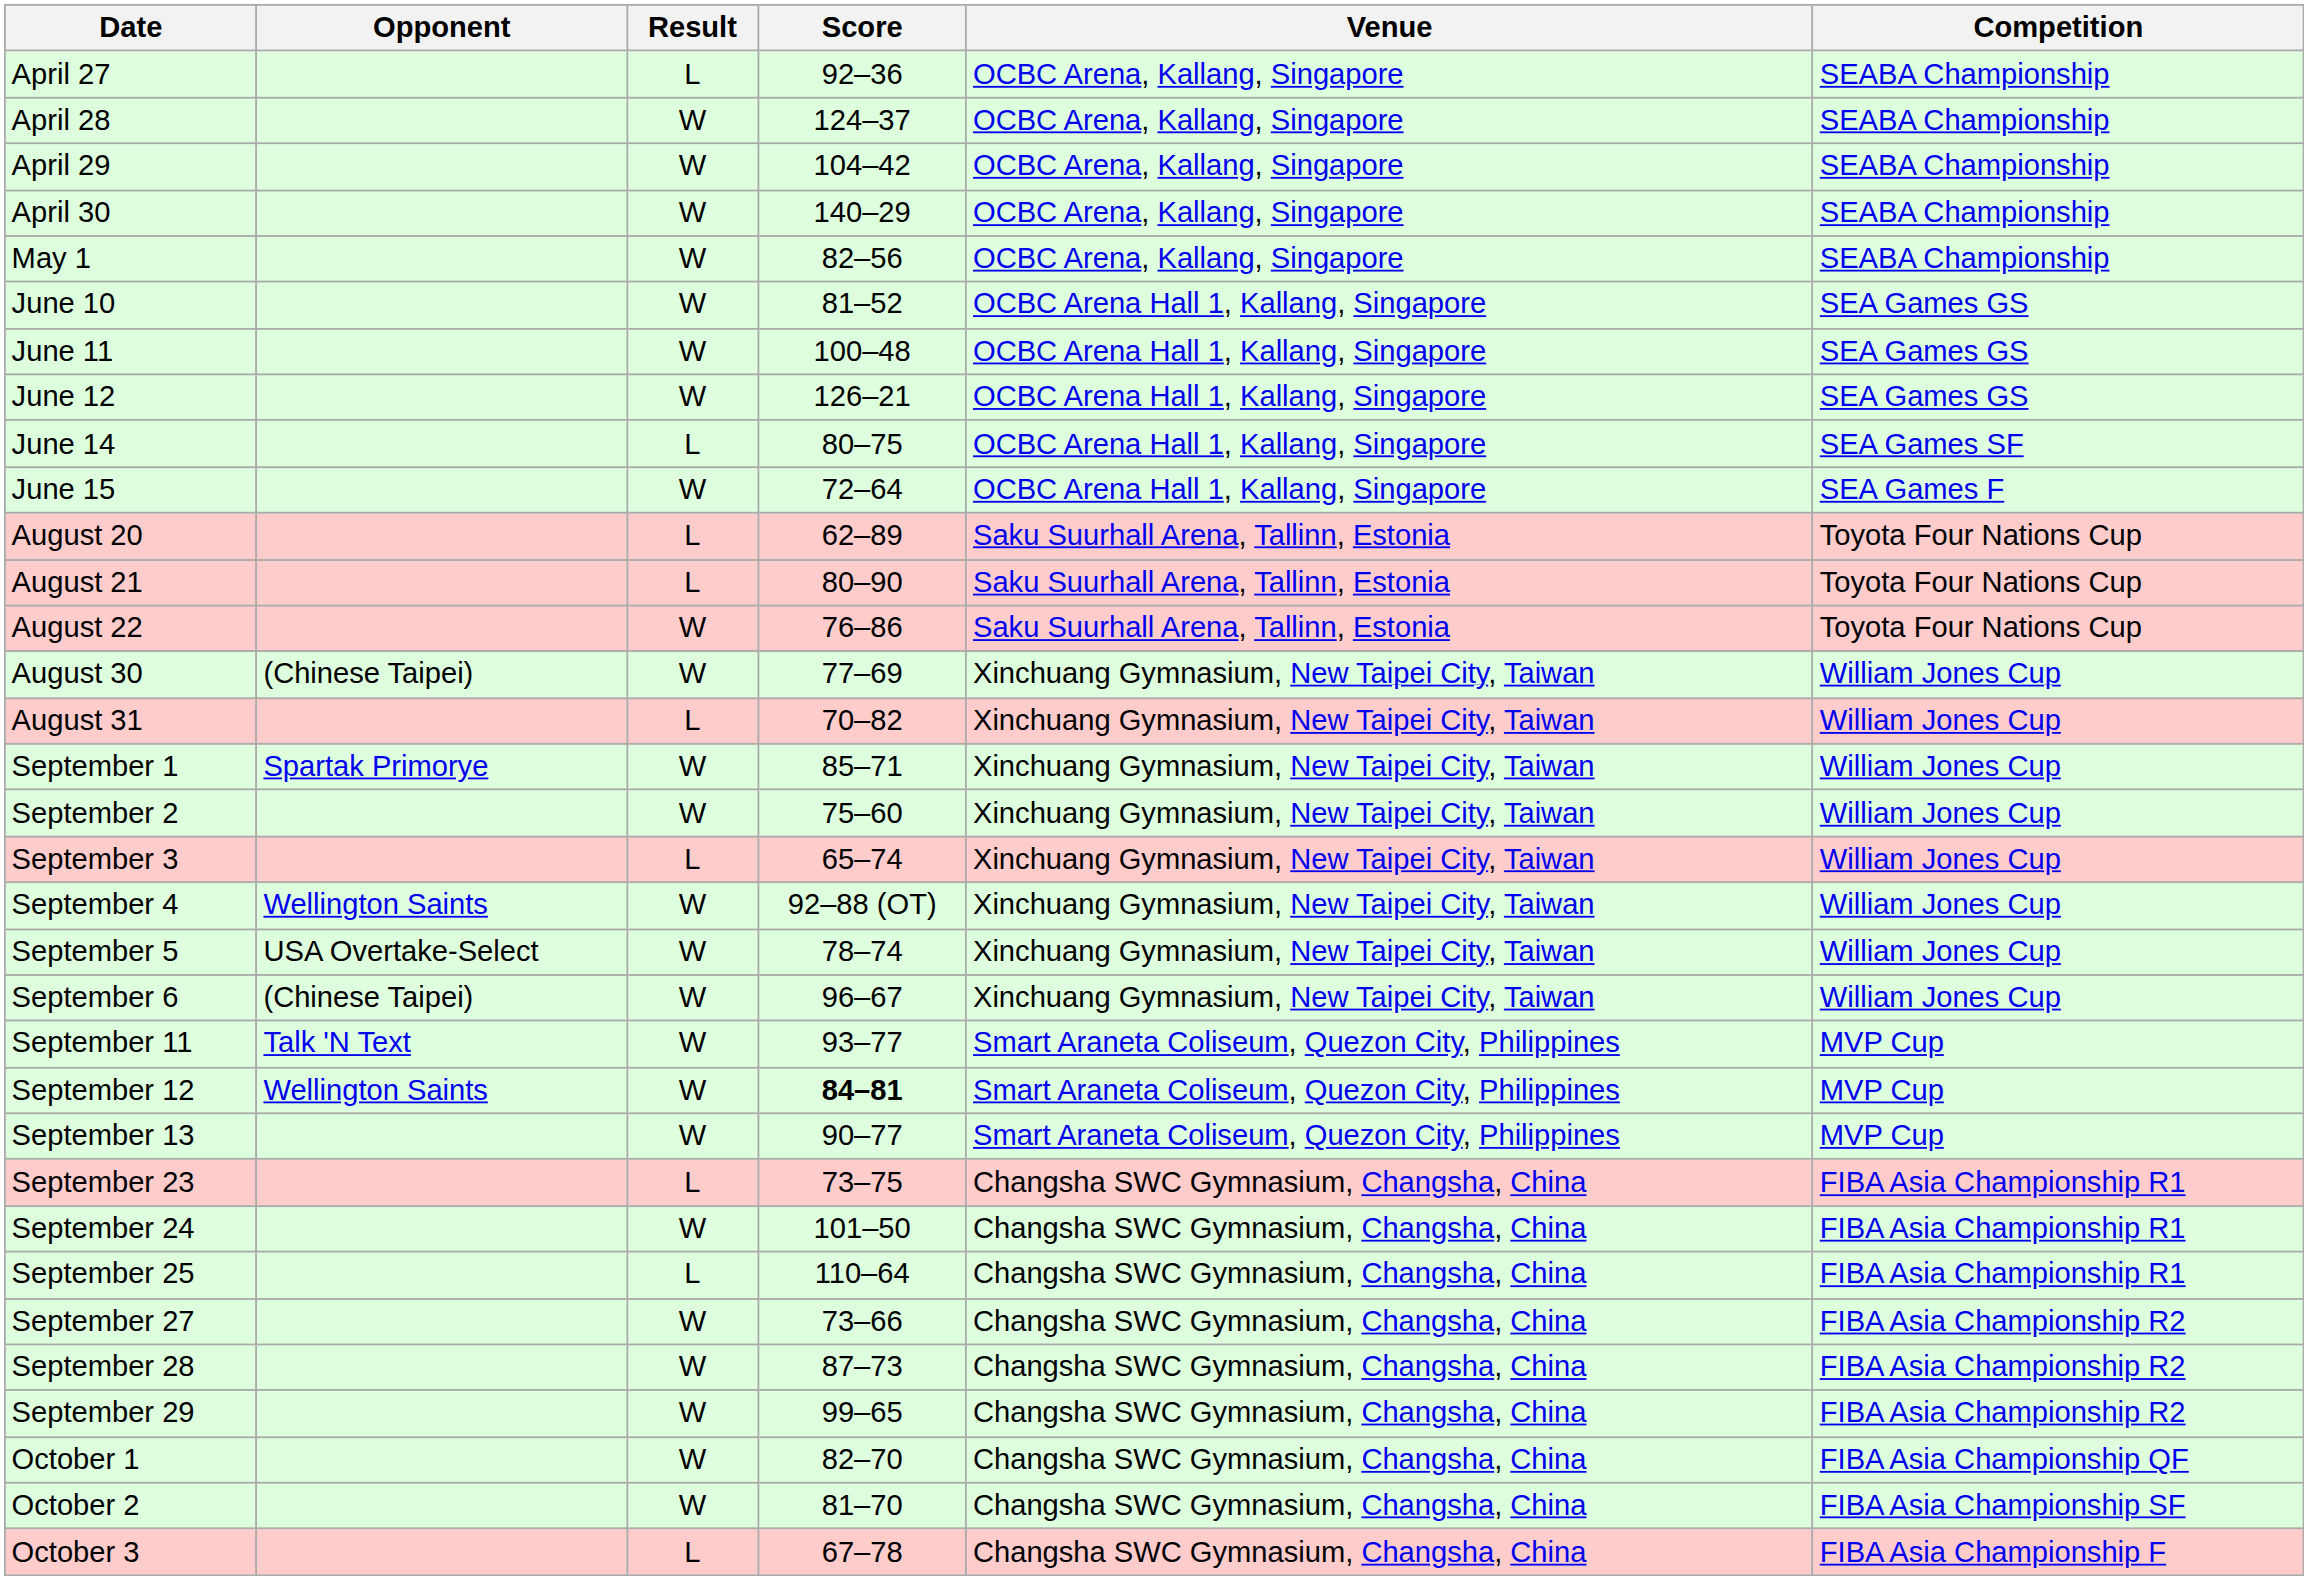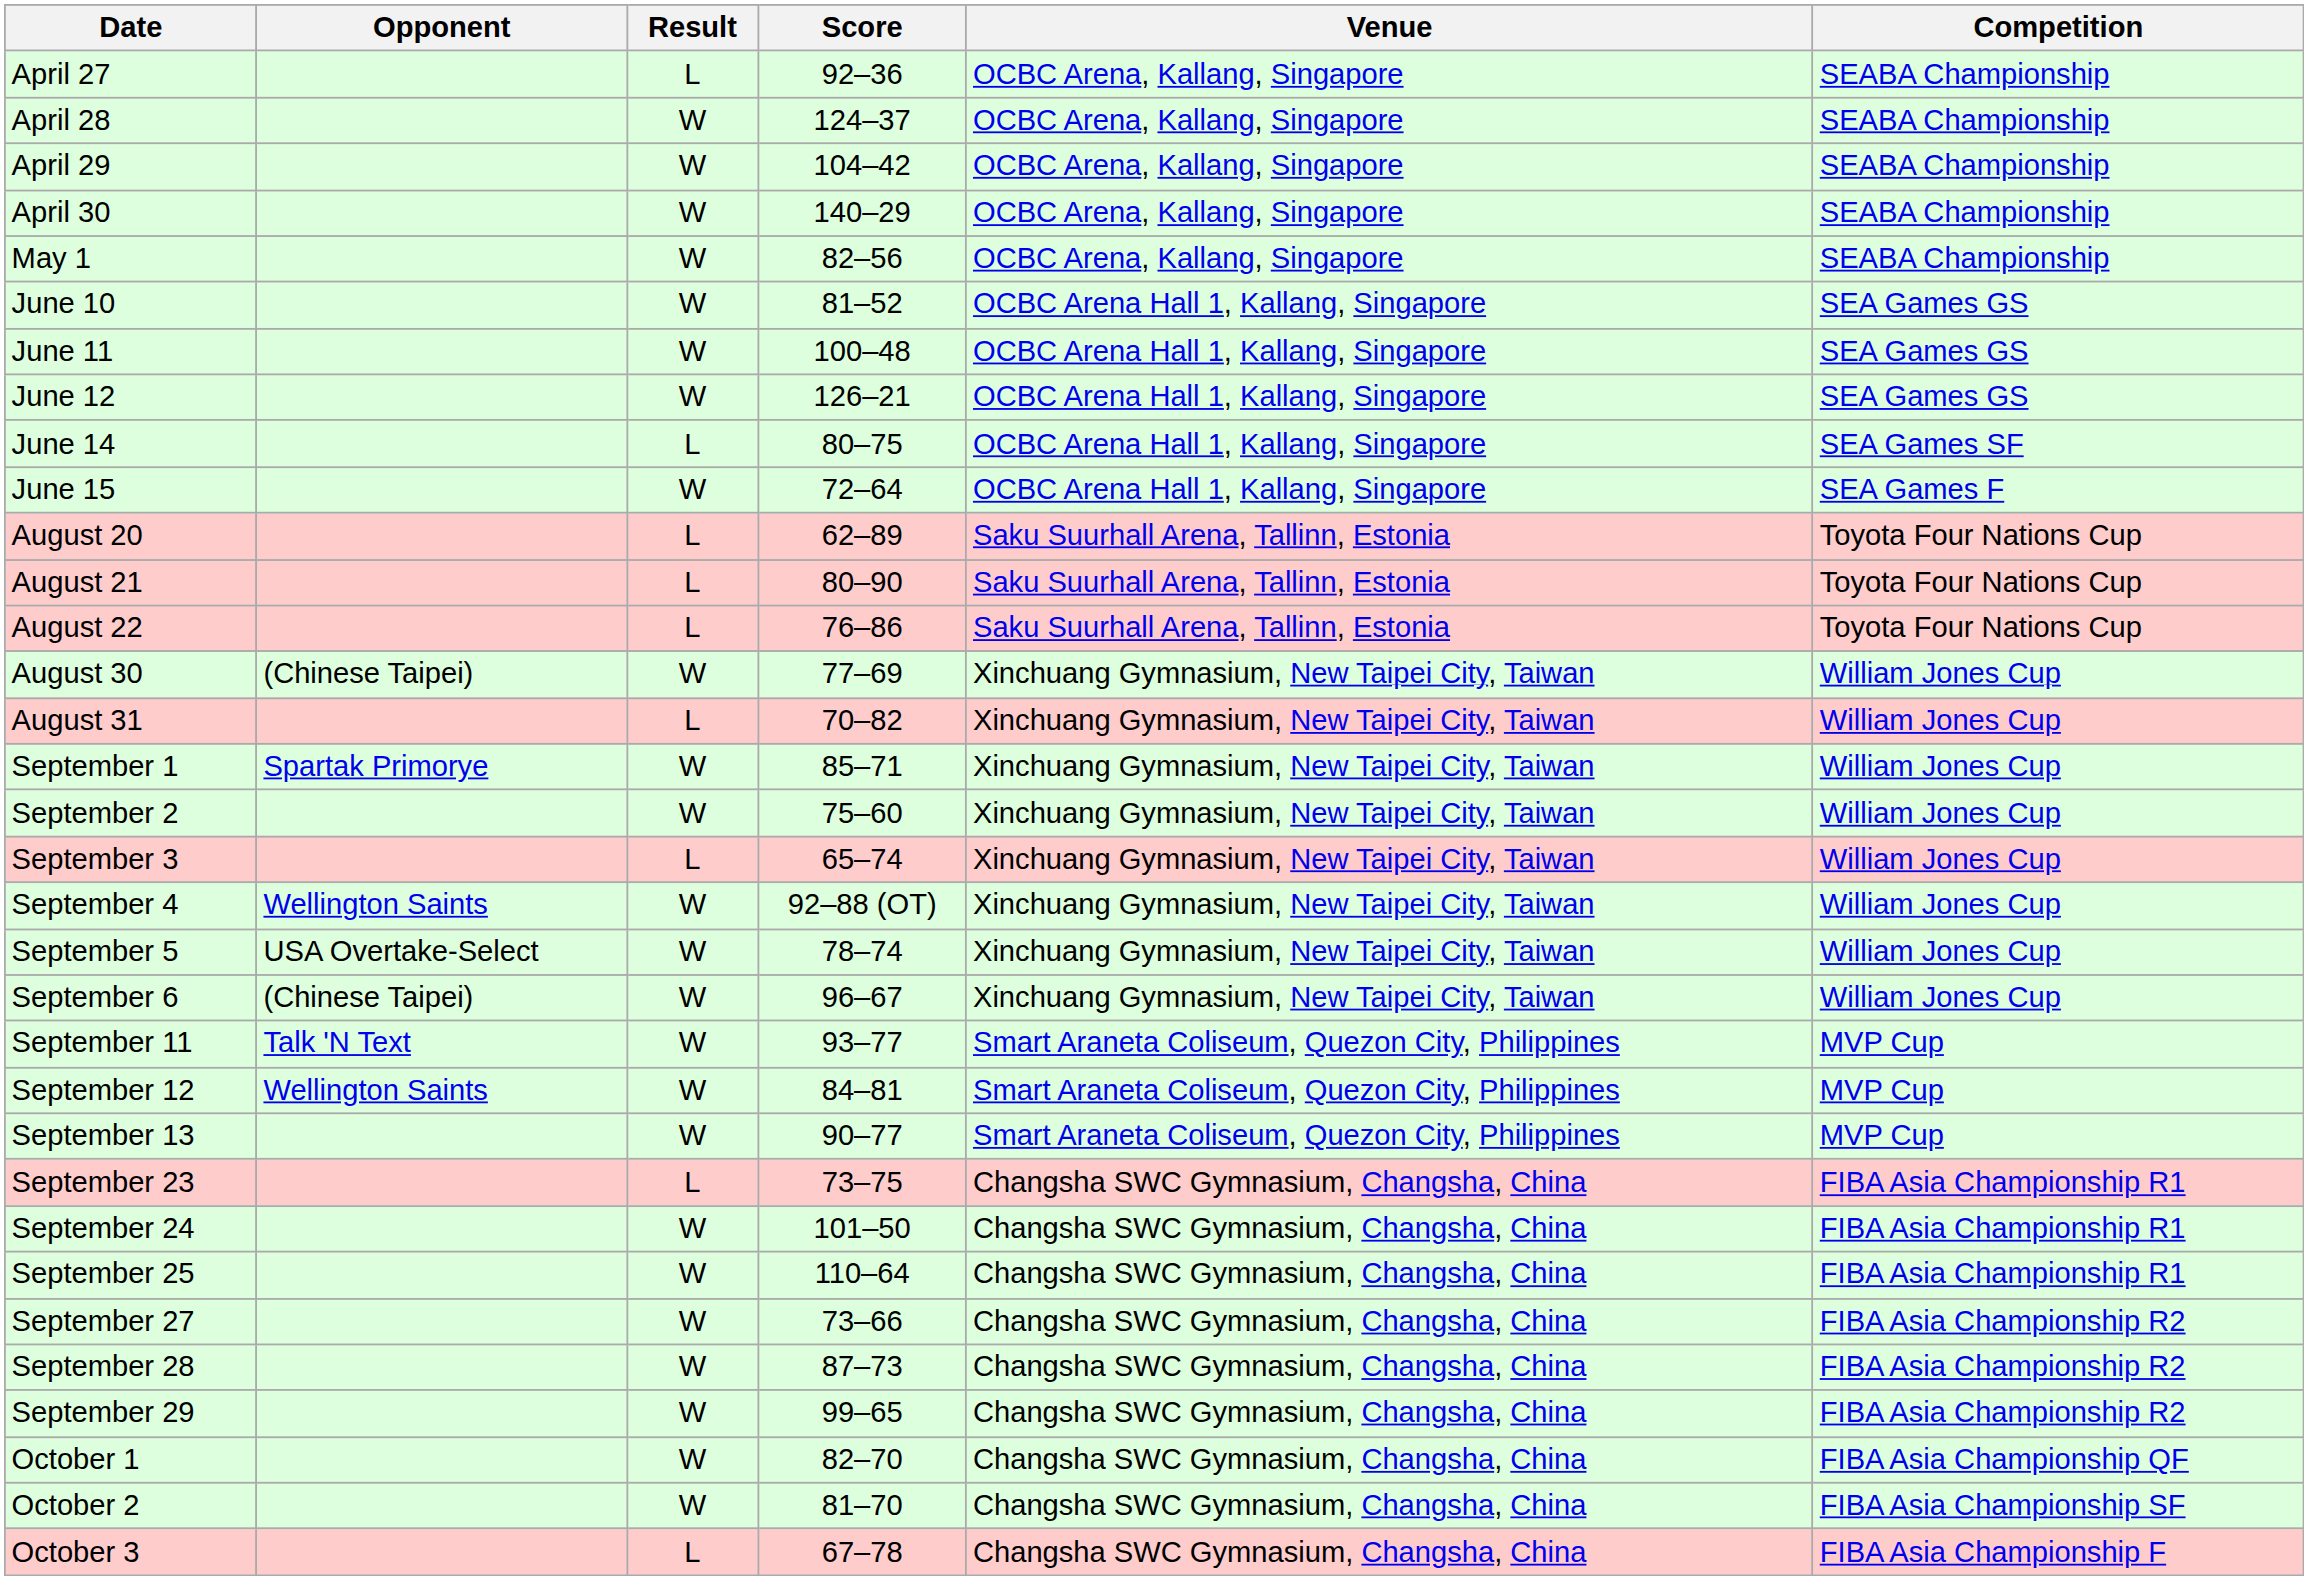(692, 627) W -> (692, 627) L
(862, 1089) bold -> (862, 1089) normal
(692, 1274) L -> (692, 1274) W
